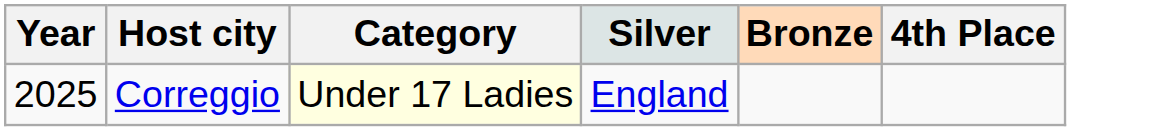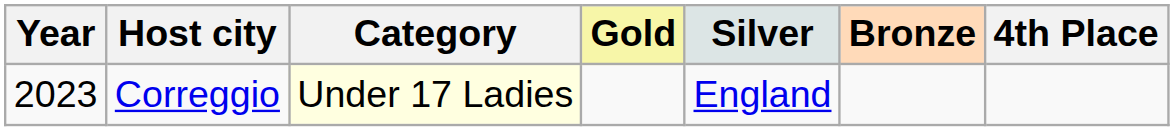+ column: (633, 34)
(56, 93) 2025 -> (56, 93) 2023
